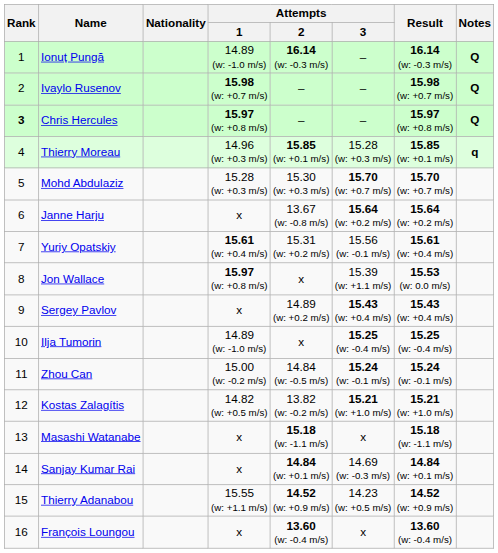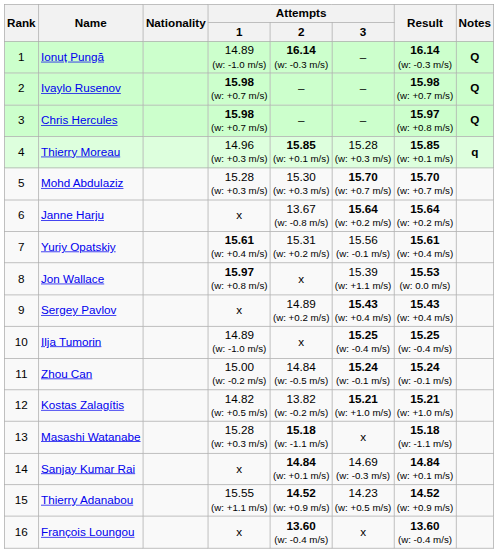(21, 120) bold -> (21, 120) normal
(239, 120) 15.97 (w: +0.8 m/s) -> (239, 120) 15.98 (w: +0.7 m/s)
(239, 437) x -> (239, 437) 15.28 (w: +0.3 m/s)
